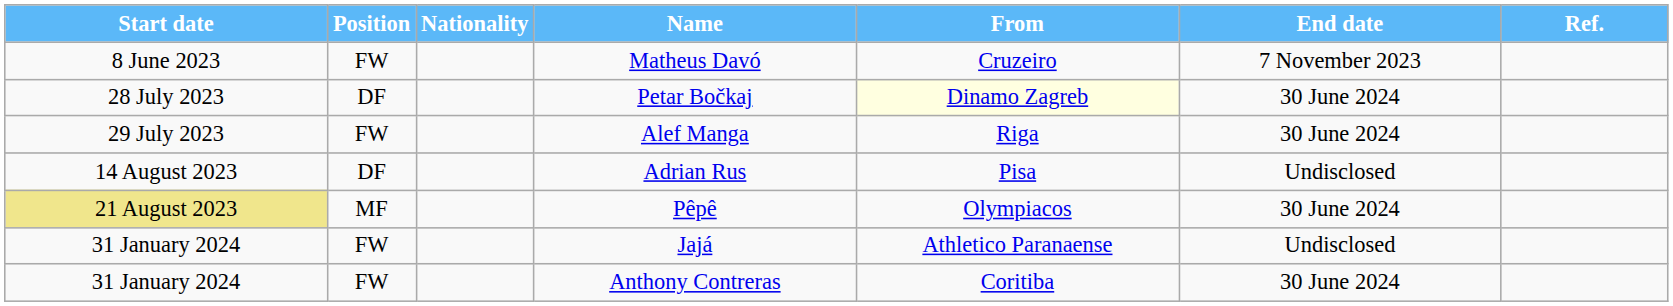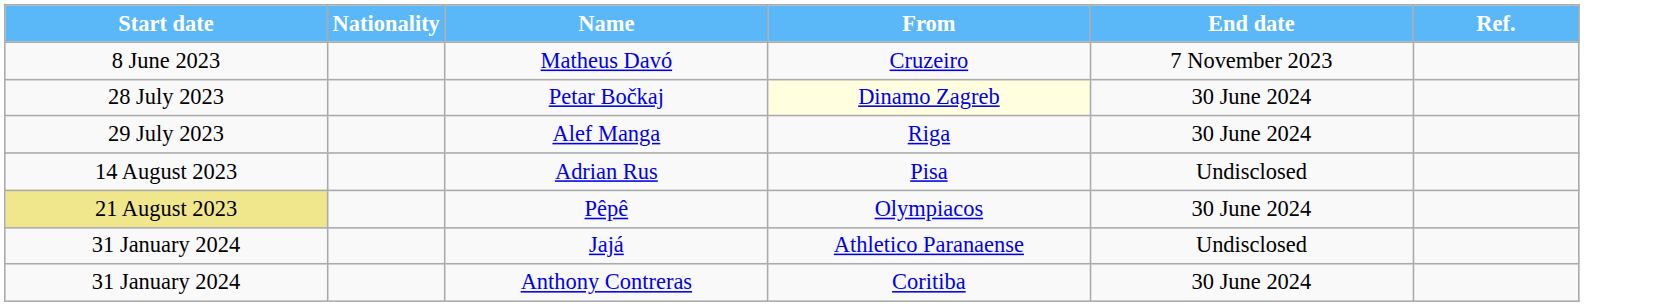- column: (372, 23)
